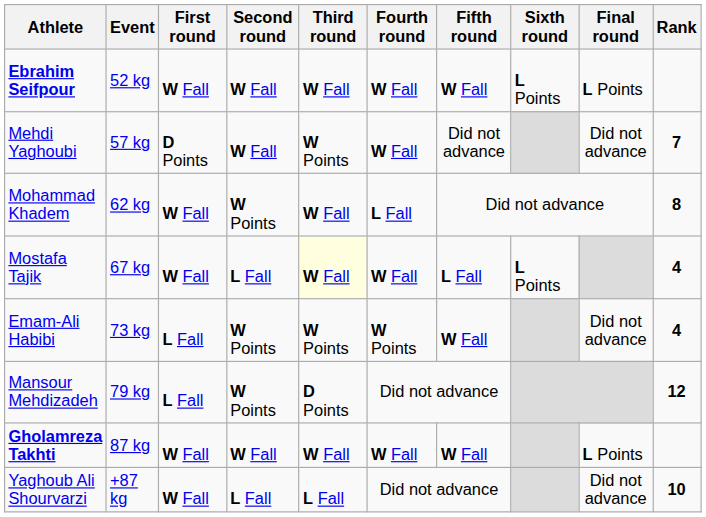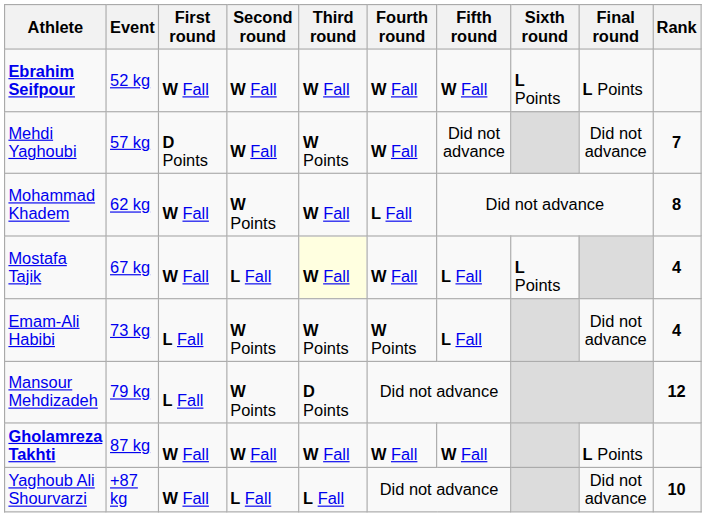(464, 339) W Fall -> (461, 339) L Fall
